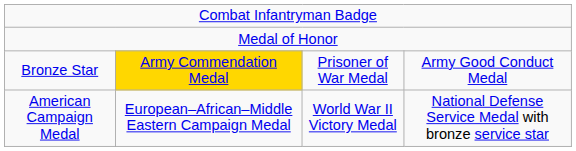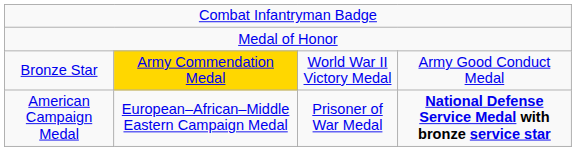(353, 70) Prisoner of War Medal -> (347, 70) World War II Victory Medal
(353, 118) World War II Victory Medal -> (347, 118) Prisoner of War Medal
(487, 118) normal -> (484, 118) bold
